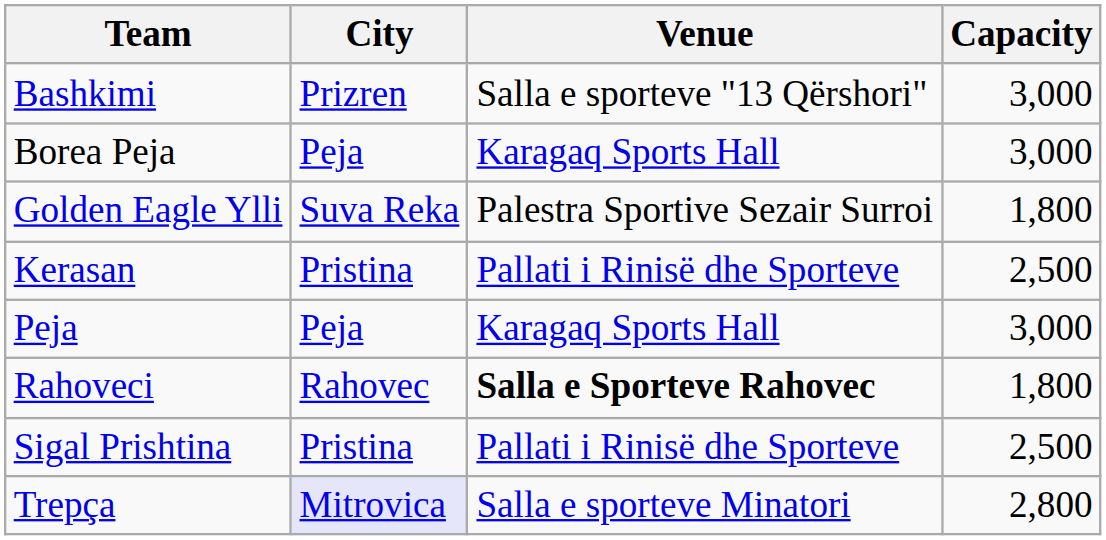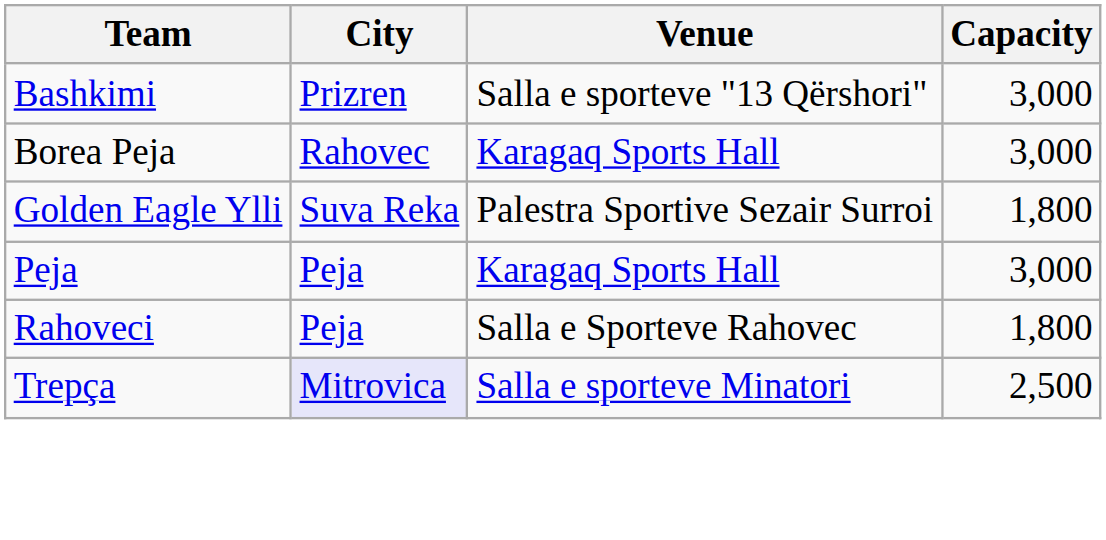(332, 151) Peja -> (364, 151) Rahovec
- row: (75, 269)
(364, 387) Rahovec -> (332, 328) Peja
(676, 387) bold -> (667, 328) normal
- row: (123, 446)
(1051, 504) 2,800 -> (1051, 387) 2,500
